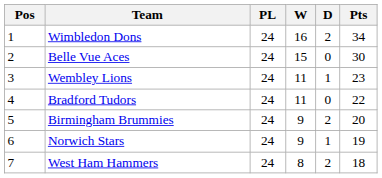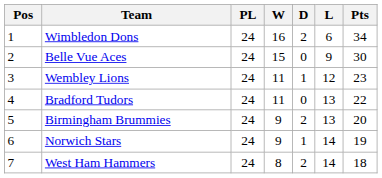+ column: (329, 15)
